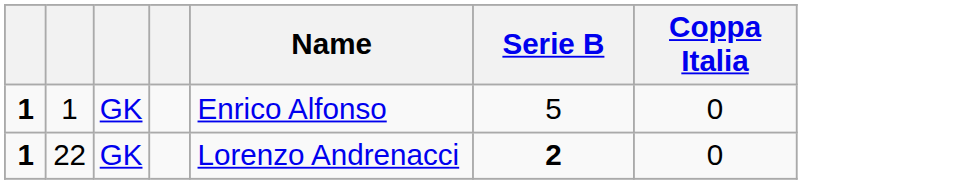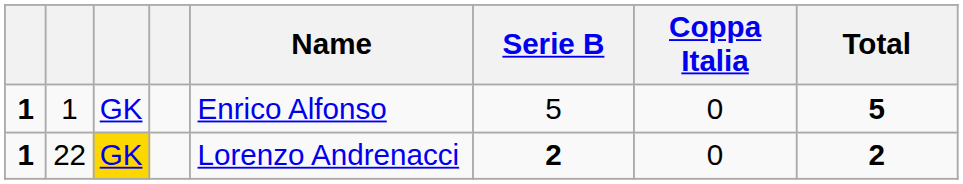+ column: (877, 44)
(121, 155) no background -> (121, 155) gold background
